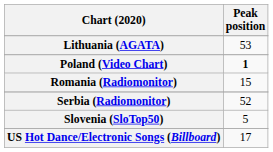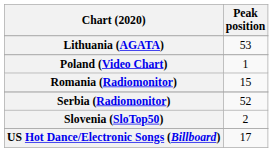(246, 63) bold -> (246, 63) normal
(246, 119) 5 -> (246, 119) 2
